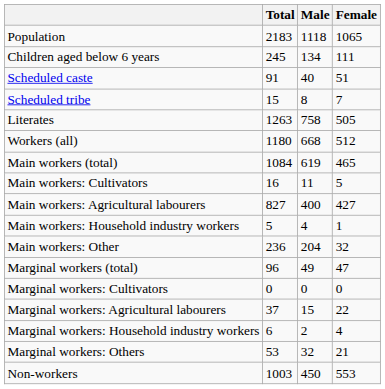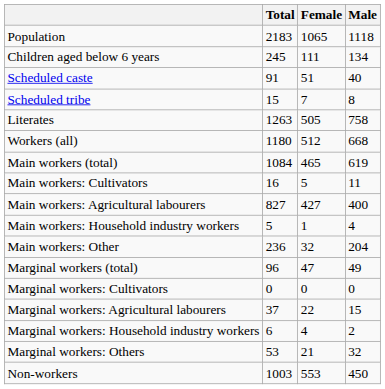columns swapped: (315, 15) <-> (356, 15)
